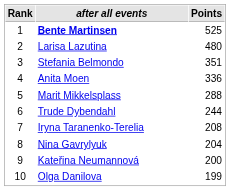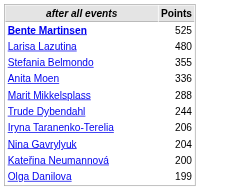- column: (20, 13)
(214, 63) 351 -> (183, 63) 355
(214, 128) 208 -> (183, 128) 206
